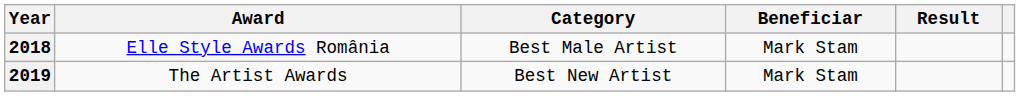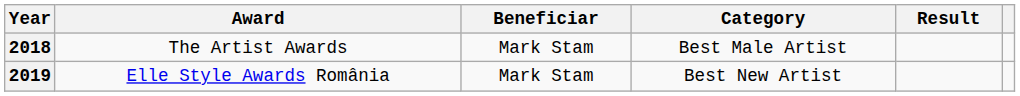columns swapped: (593, 19) <-> (810, 19)
(258, 48) Elle Style Awards România -> (258, 48) The Artist Awards
(258, 76) The Artist Awards -> (258, 76) Elle Style Awards România
